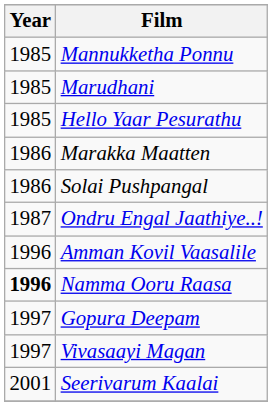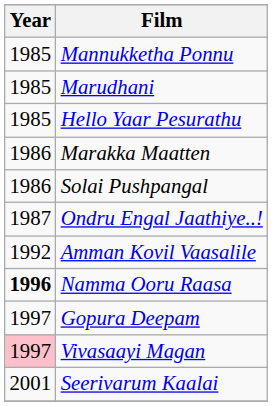(30, 251) 1996 -> (30, 251) 1992
(30, 350) no background -> (30, 350) pink background
